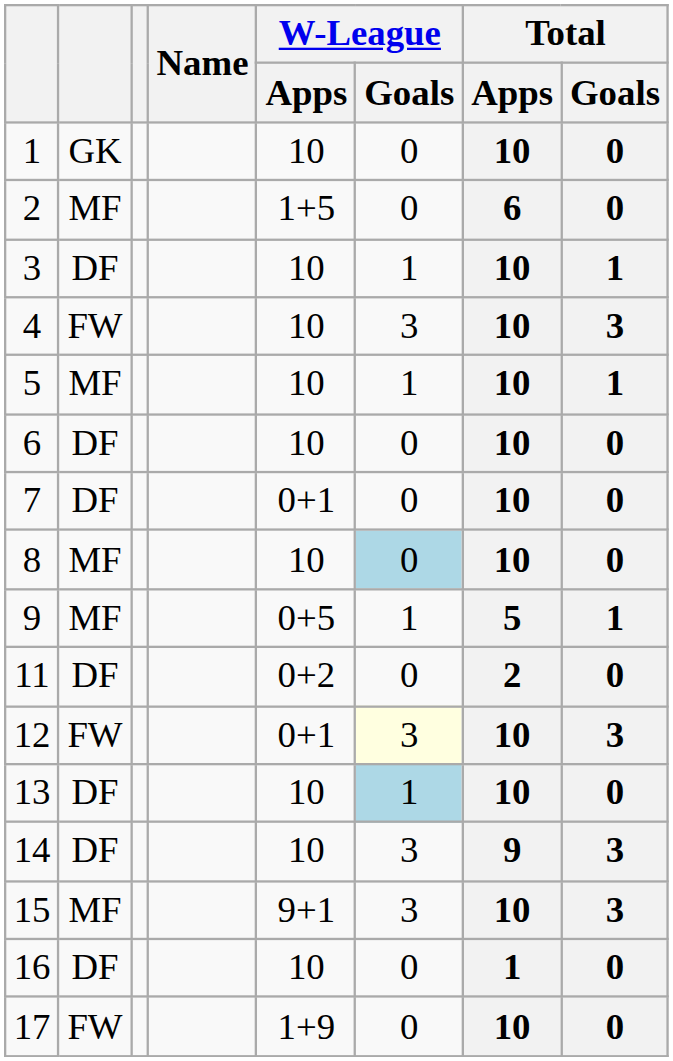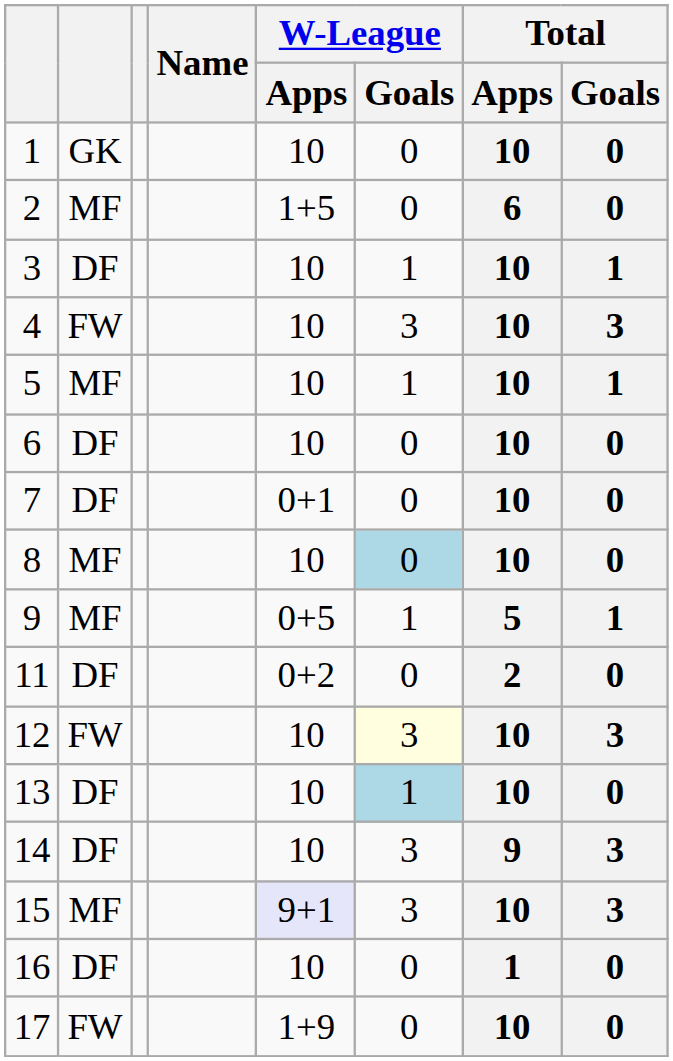(306, 734) 0+1 -> (306, 734) 10
(306, 909) no background -> (306, 909) lavender background
